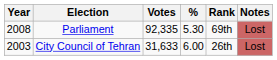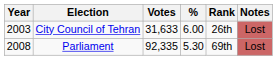rows swapped: (88, 47) <-> (88, 30)
